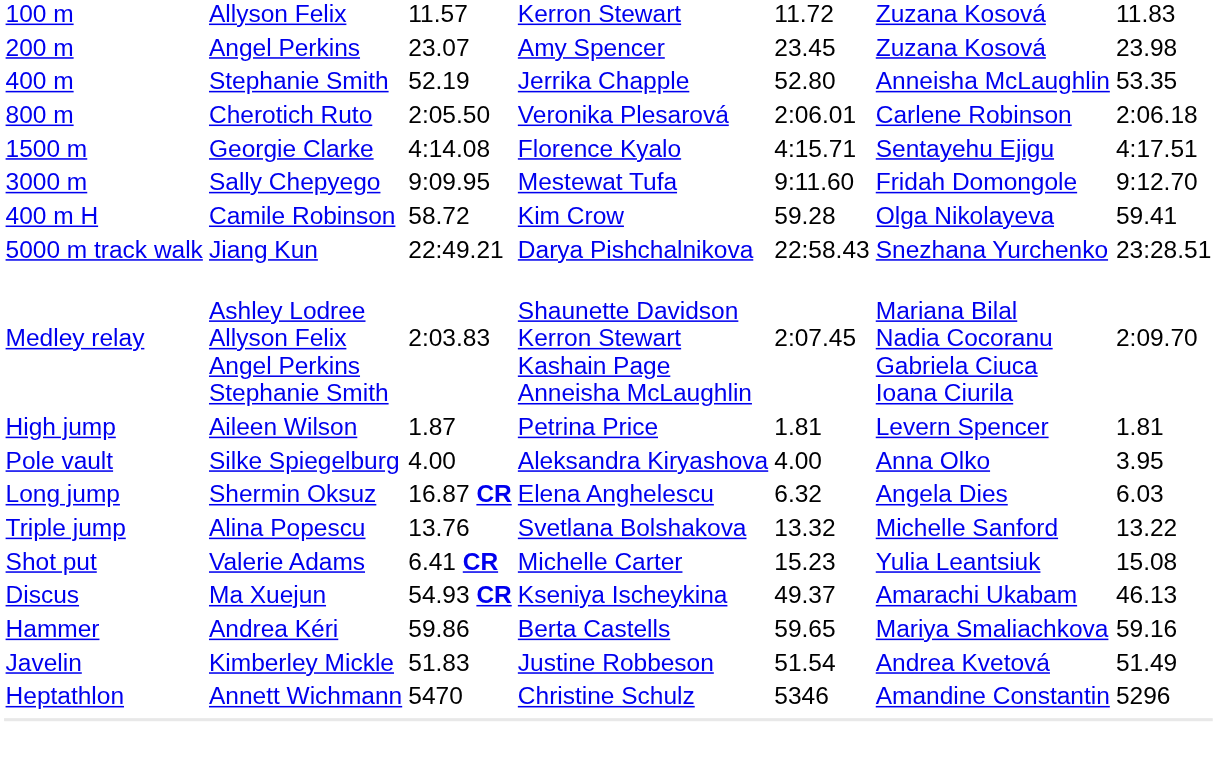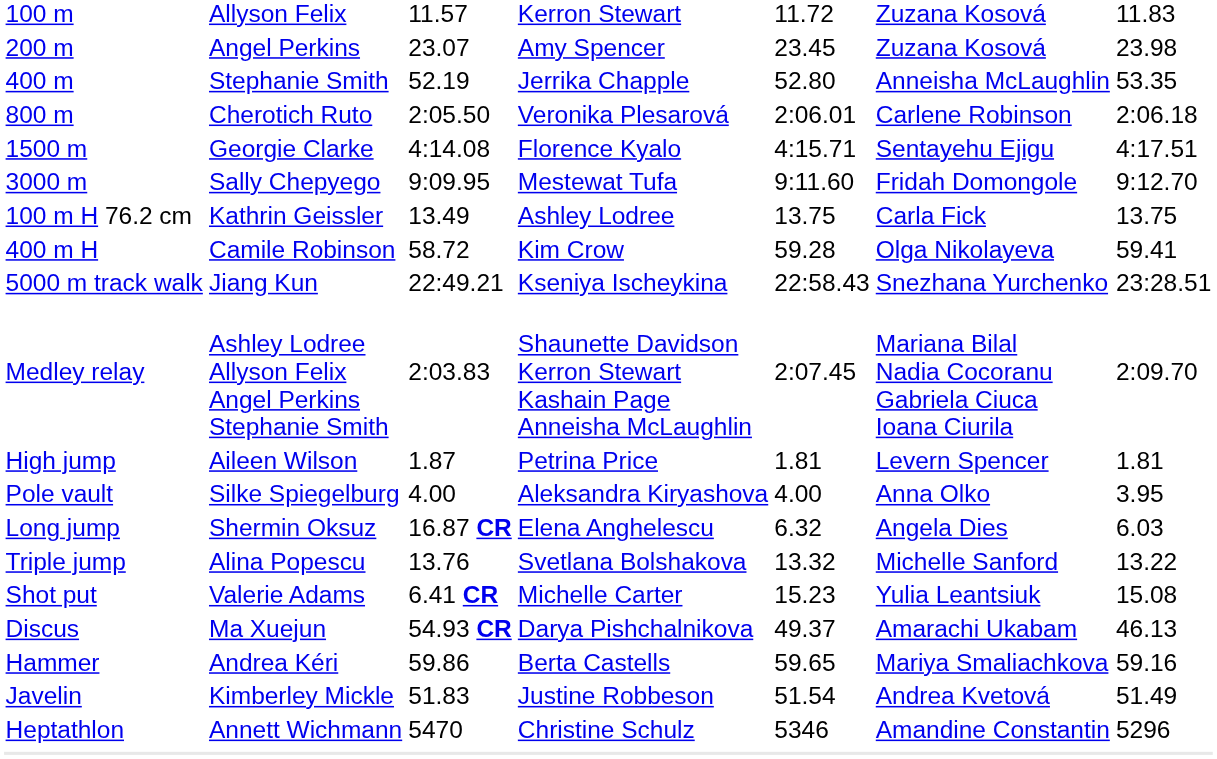+ row: (99, 216)
(636, 249) Darya Pishchalnikova -> (623, 283) Kseniya Ischeykina
(623, 595) Kseniya Ischeykina -> (636, 629) Darya Pishchalnikova
